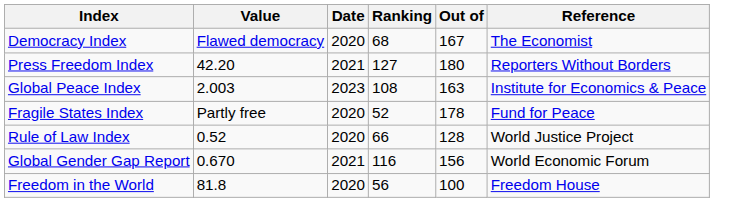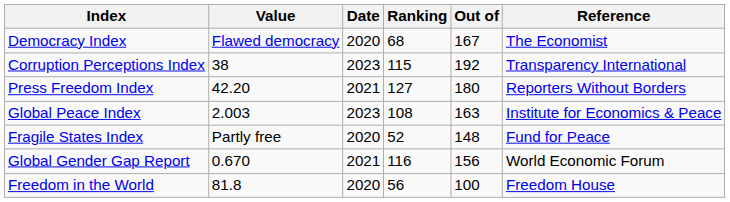+ row: (106, 64)
(452, 112) 178 -> (467, 137) 148
- row: (69, 137)
